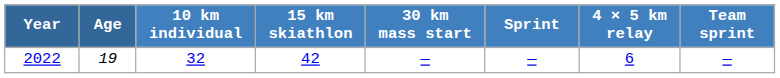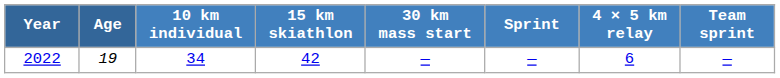(196, 60) 32 -> (196, 60) 34
